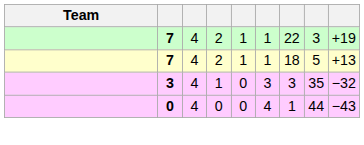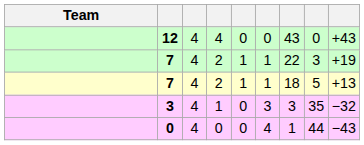+ row: (170, 38)
